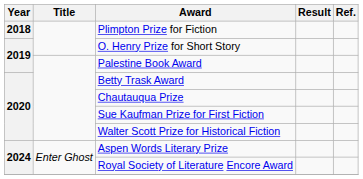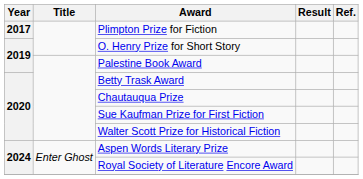(19, 30) 2018 -> (19, 30) 2017
